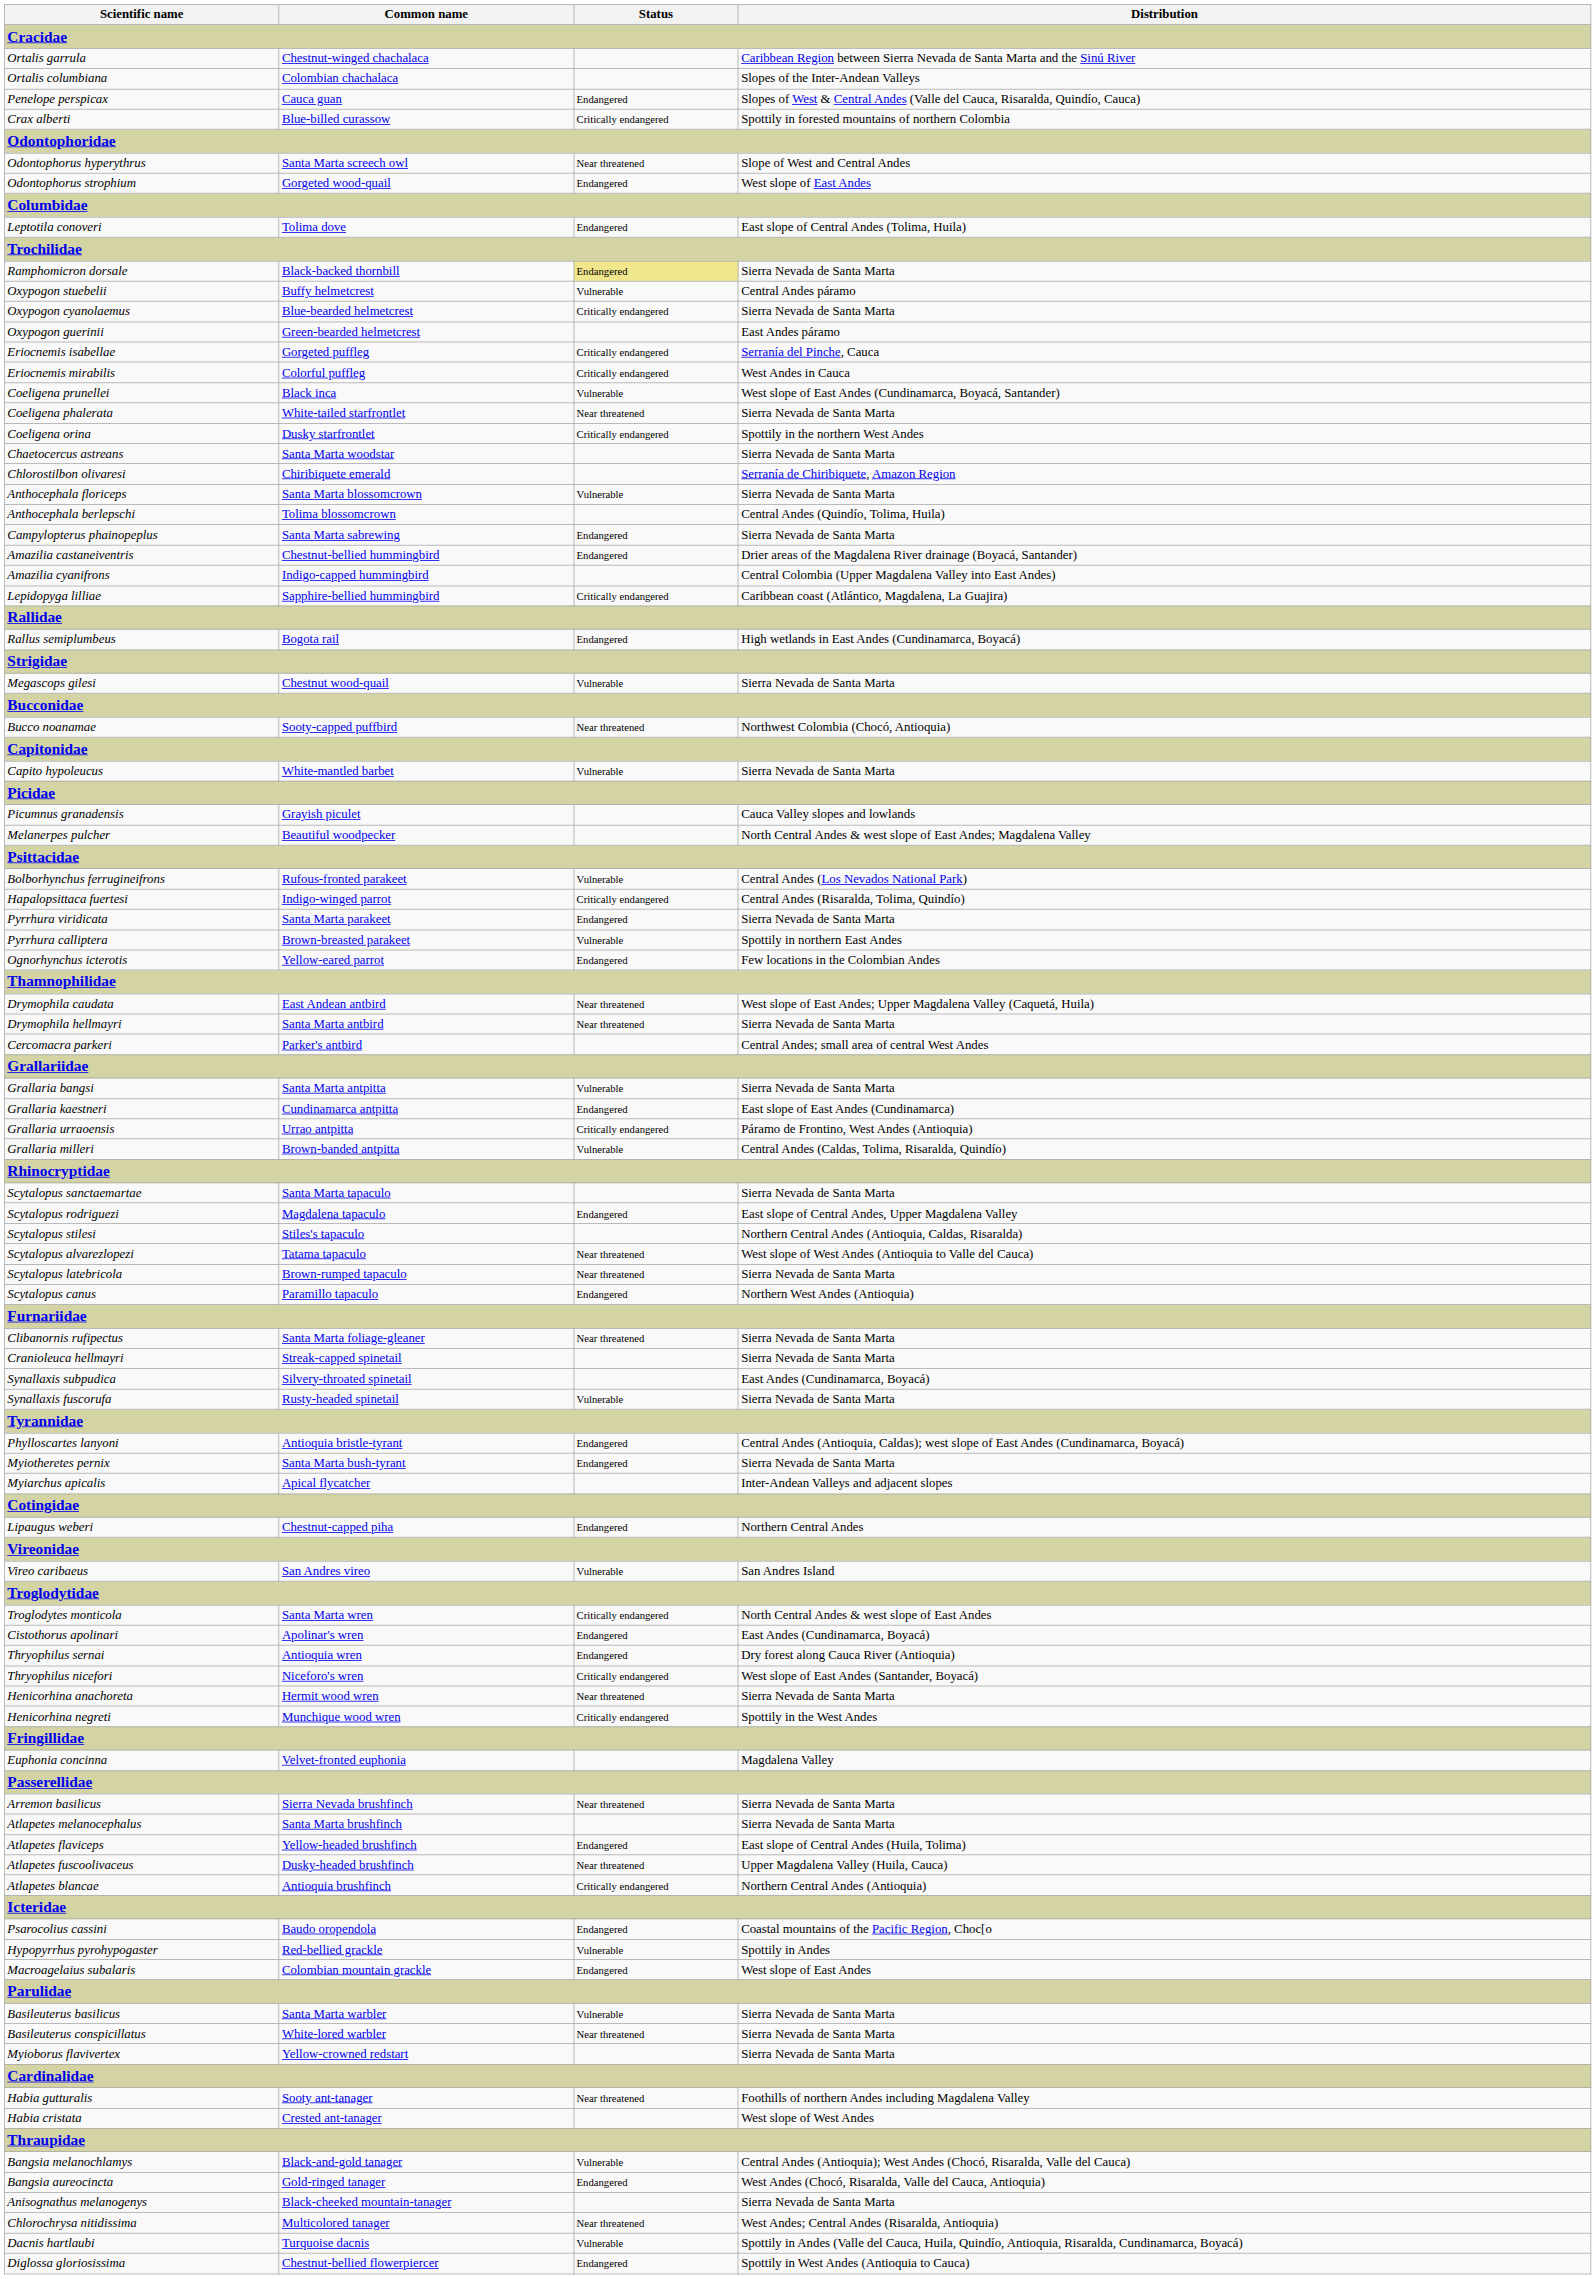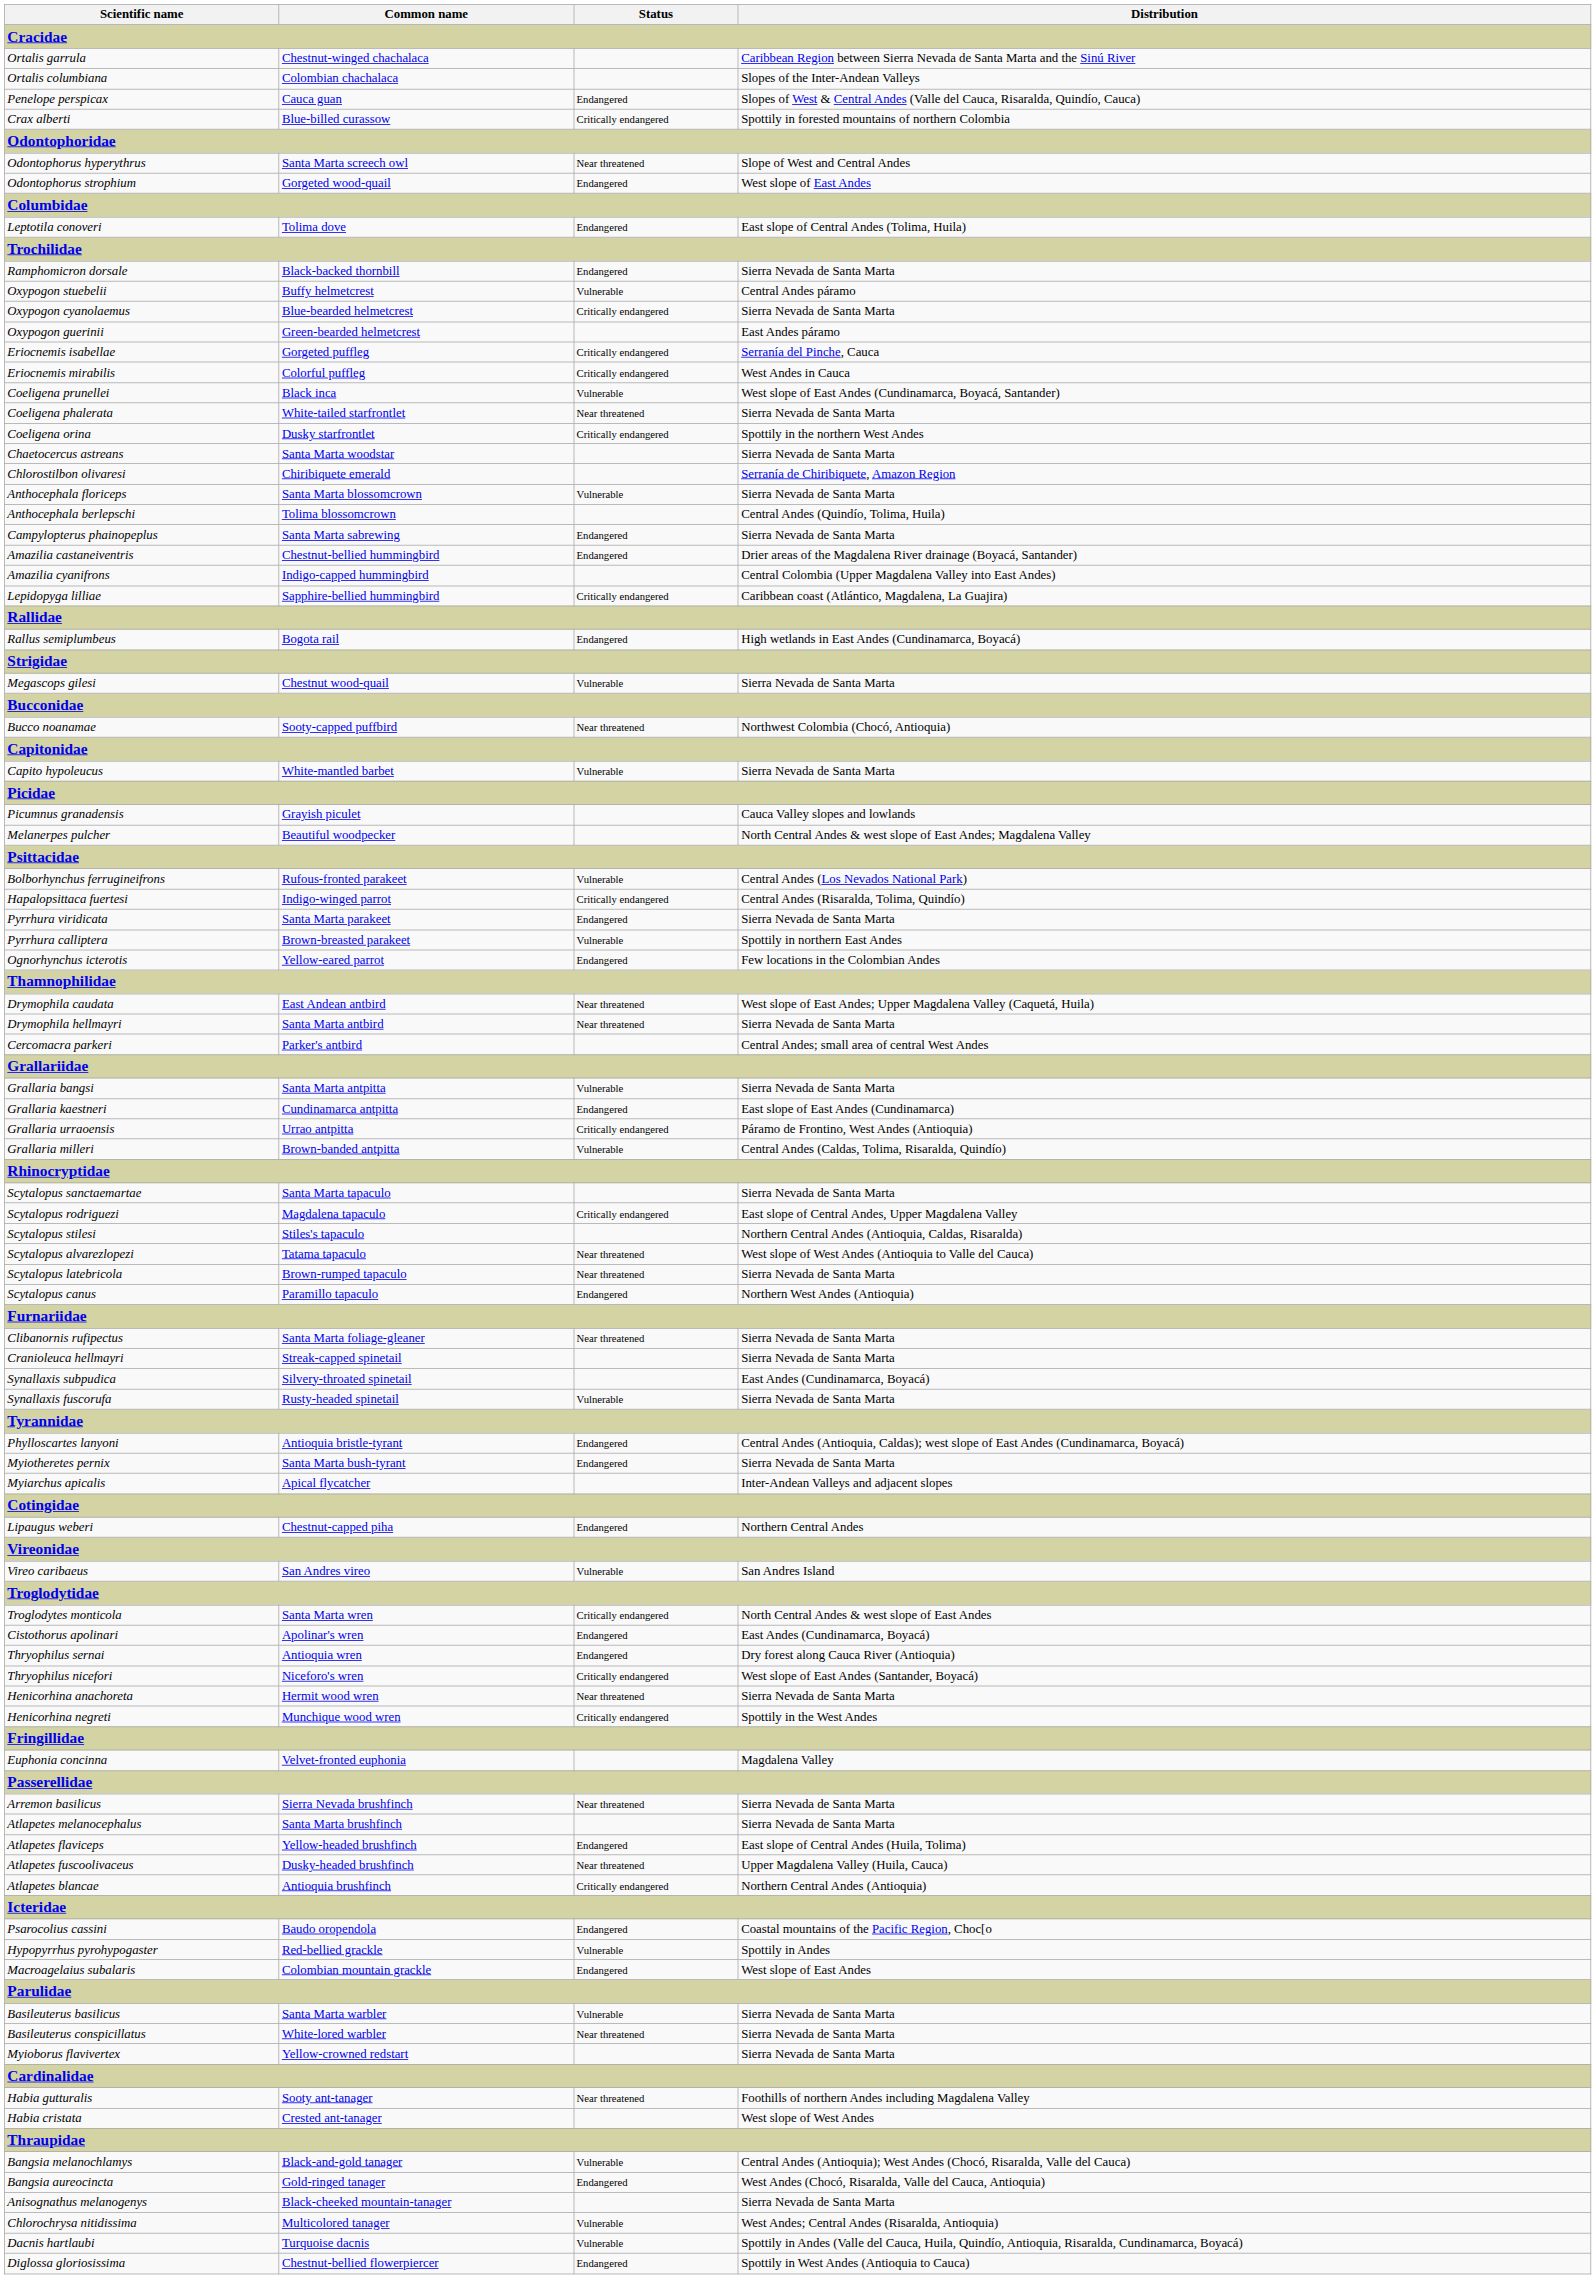(602, 271) khaki background -> (602, 271) no background
(602, 1213) Endangered -> (623, 1213) Critically endangered
(610, 2222) Near threatened -> (600, 2222) Vulnerable
